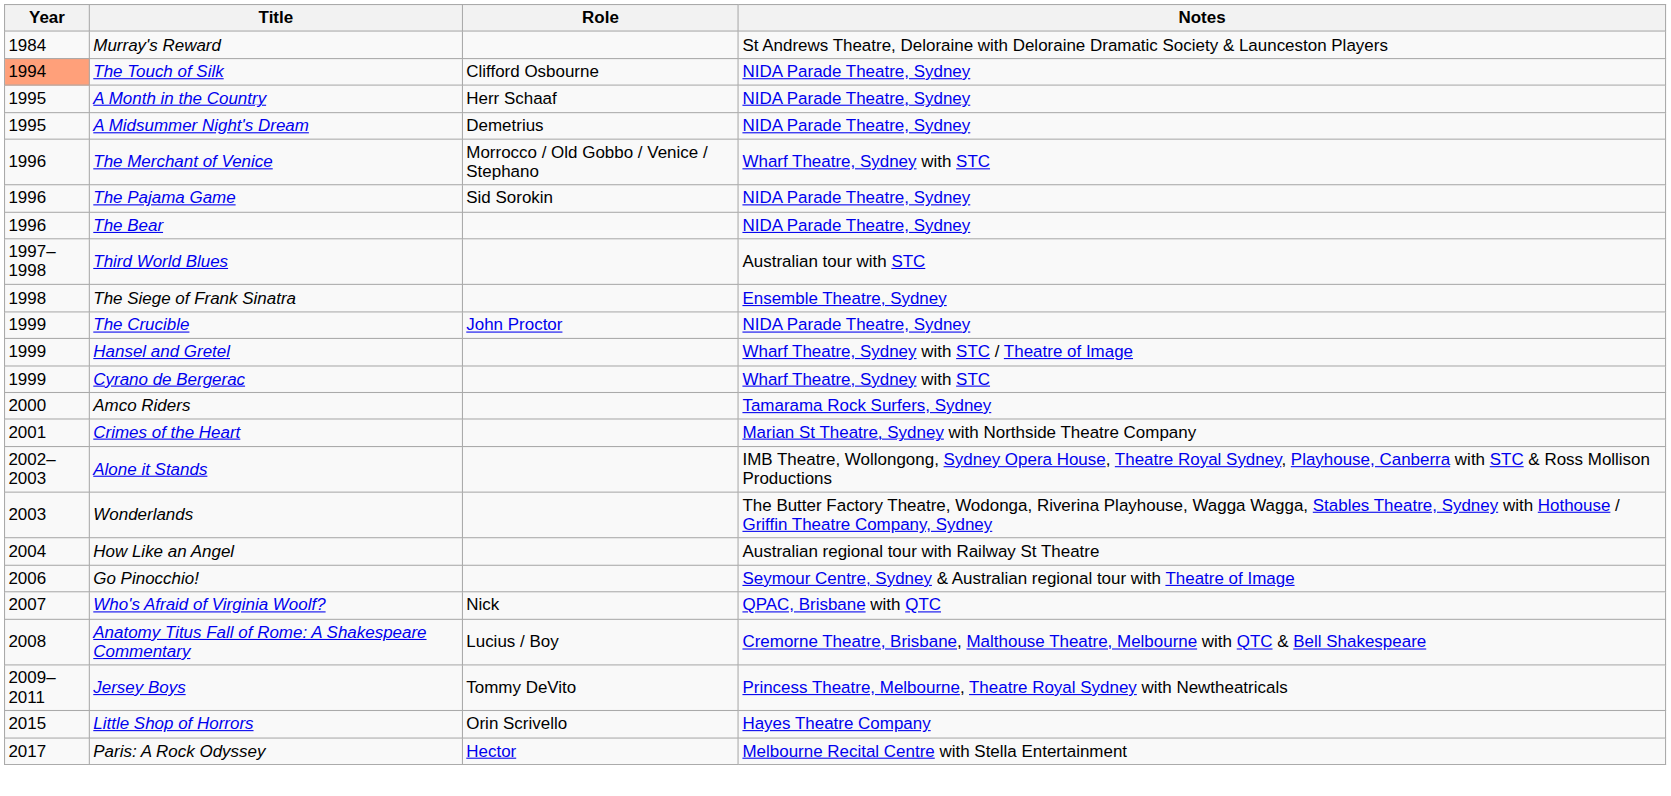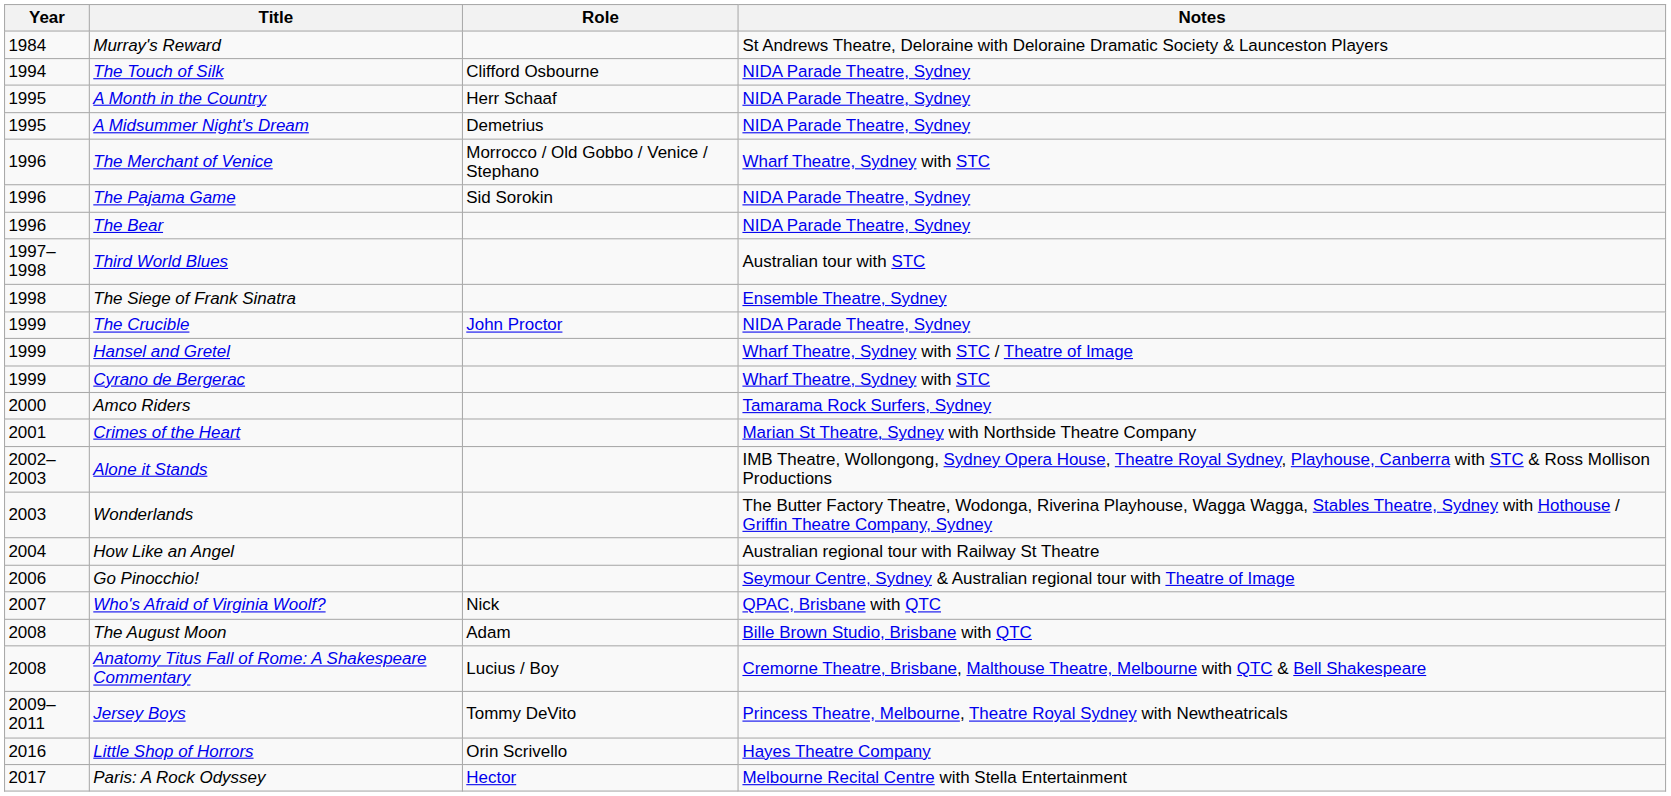(27, 71) lightsalmon background -> (27, 71) no background
+ row: (160, 632)
(27, 724) 2015 -> (27, 751) 2016
